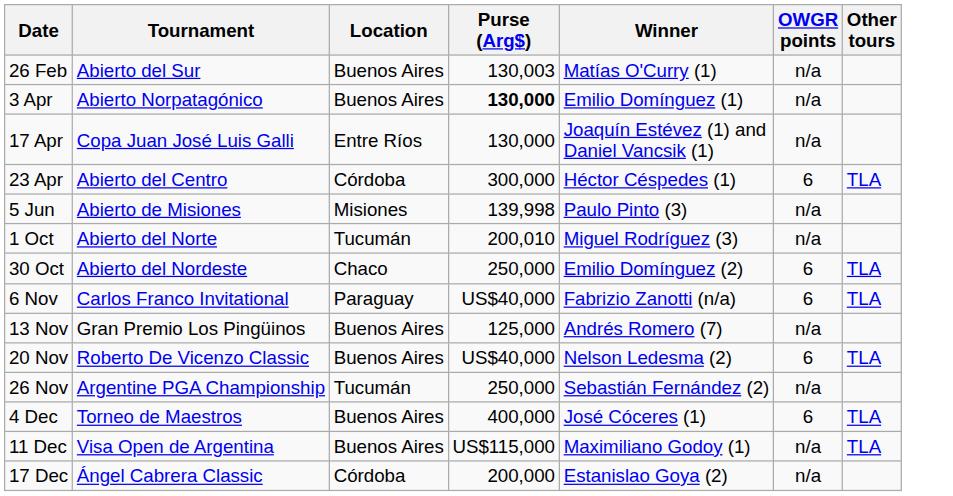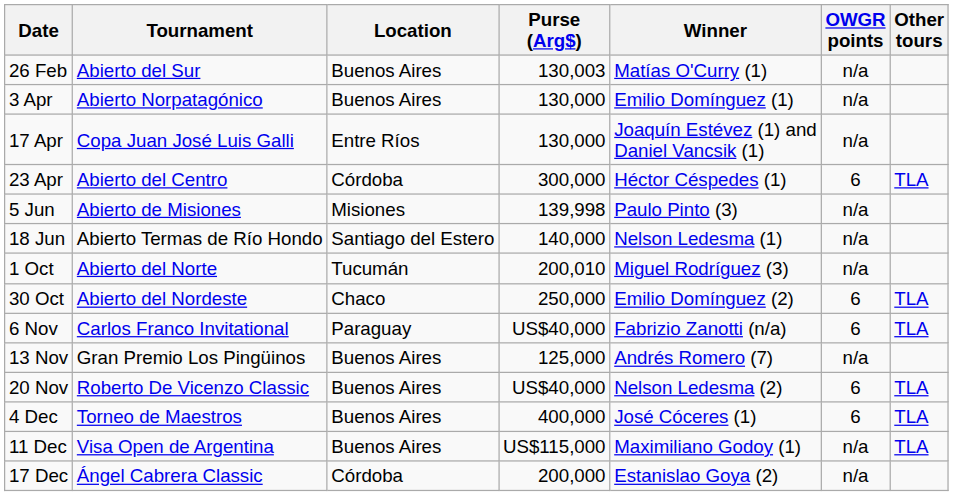(521, 100) bold -> (572, 100) normal
+ row: (37, 239)
- row: (39, 387)
